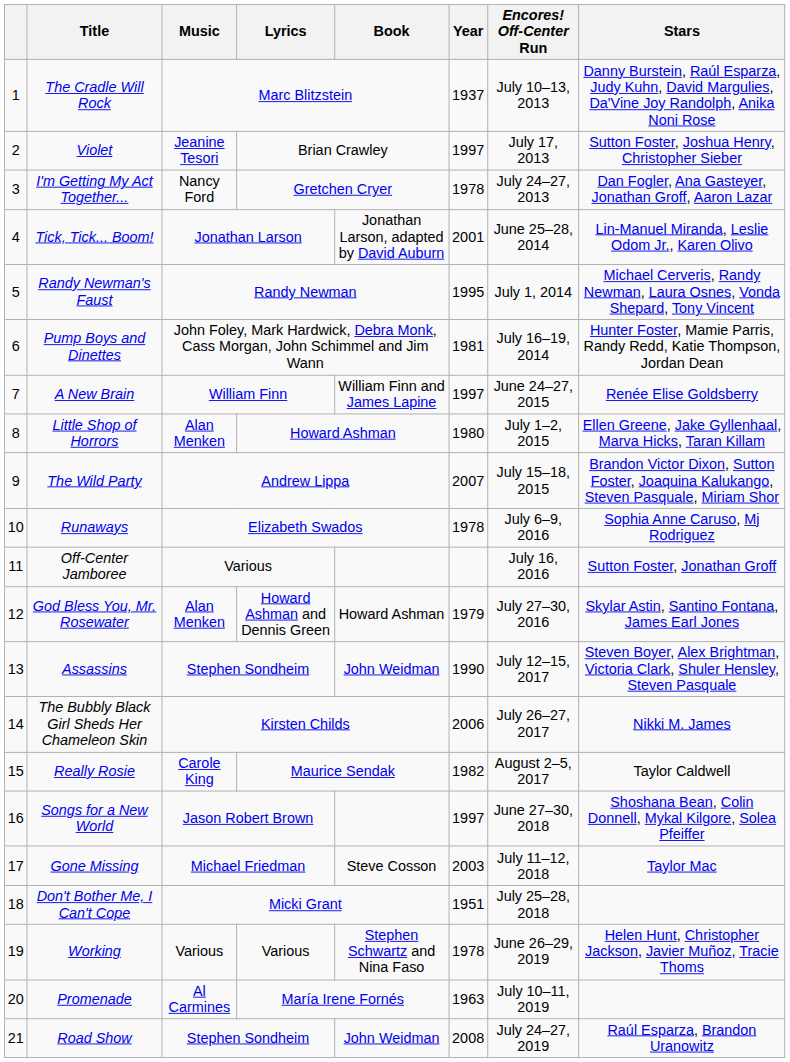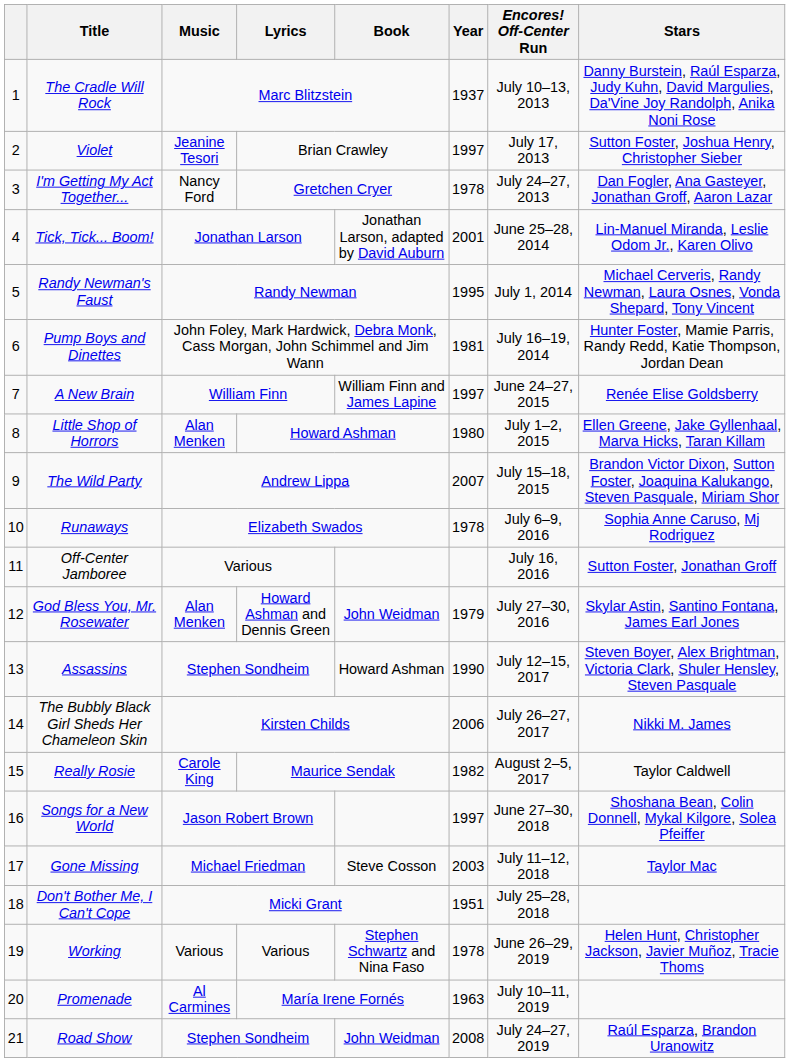(392, 613) Howard Ashman -> (392, 613) John Weidman
(392, 669) John Weidman -> (392, 669) Howard Ashman
